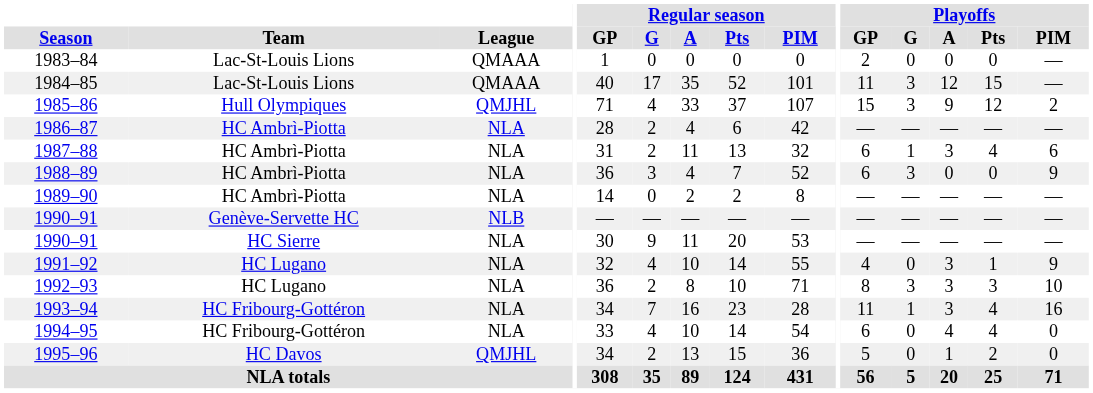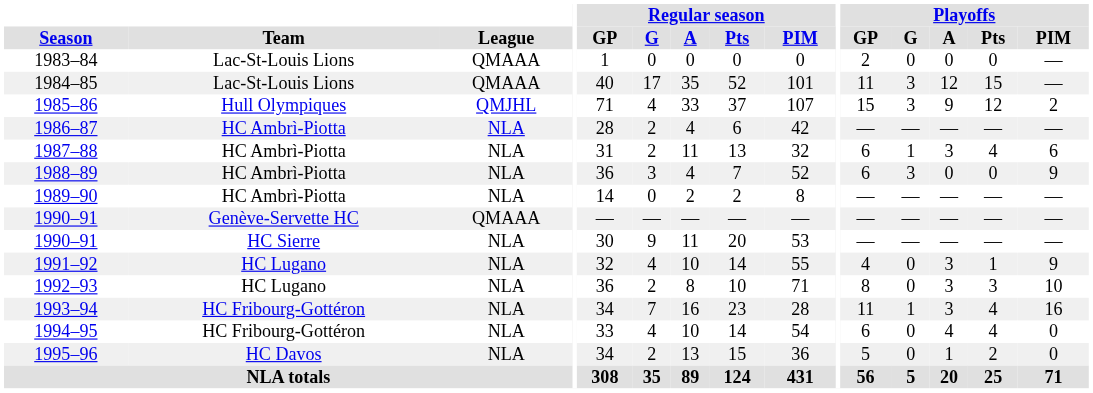(506, 218) NLB -> (506, 218) QMAAA
(911, 286) 3 -> (911, 286) 0
(506, 354) QMJHL -> (506, 354) NLA
